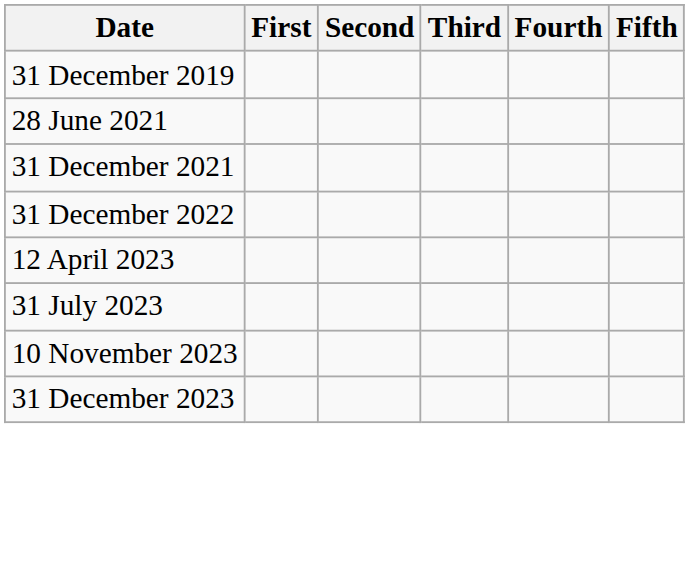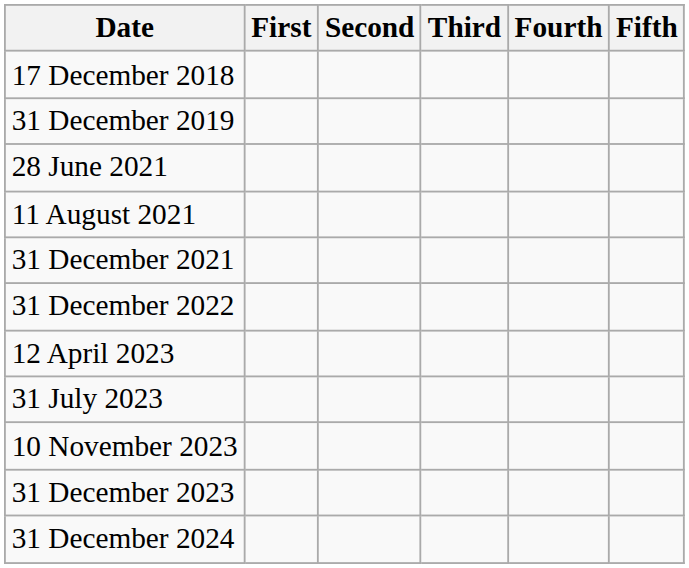+ row: (123, 74)
+ row: (104, 213)
+ row: (123, 538)
